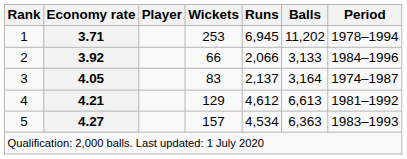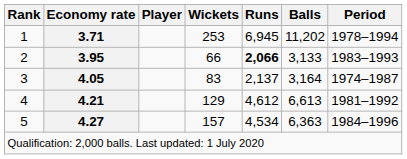(91, 57) 3.92 -> (91, 57) 3.95
(262, 57) normal -> (262, 57) bold
(365, 57) 1984–1996 -> (365, 57) 1983–1993
(365, 121) 1983–1993 -> (365, 121) 1984–1996
